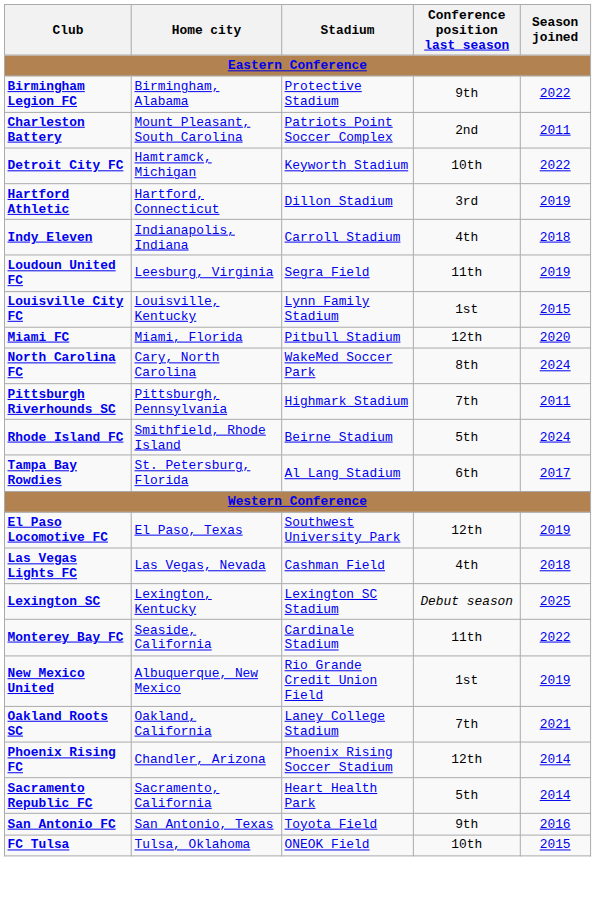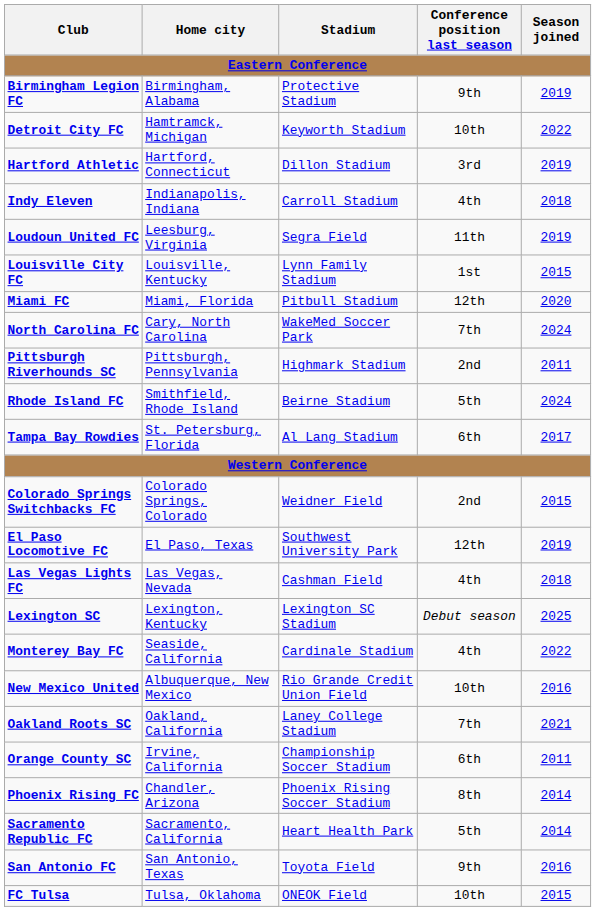(555, 94) 2022 -> (556, 94) 2019
- row: (46, 130)
(467, 366) 8th -> (469, 330) 7th
(467, 402) 7th -> (469, 366) 2nd
+ row: (69, 502)
(467, 638) 11th -> (469, 652) 4th
(467, 681) 1st -> (469, 688) 10th
(555, 681) 2019 -> (556, 688) 2016
+ row: (69, 760)
(467, 760) 12th -> (469, 796) 8th
